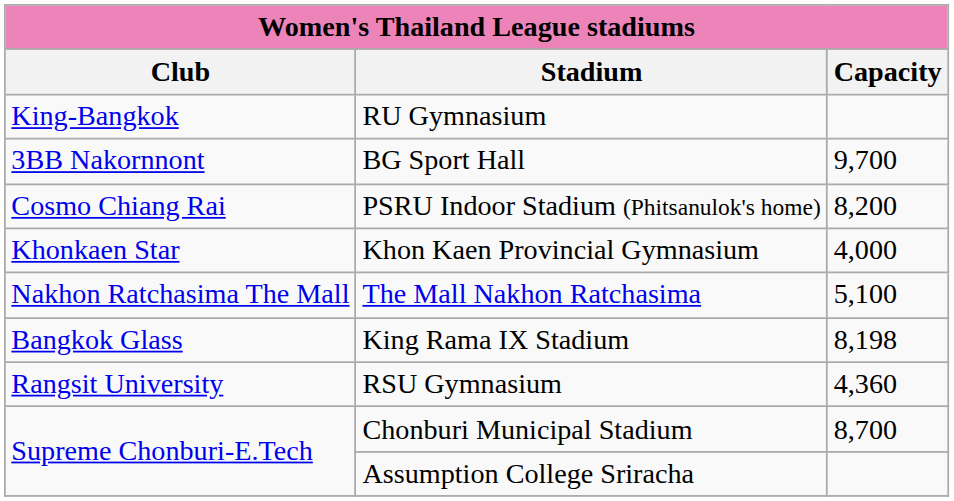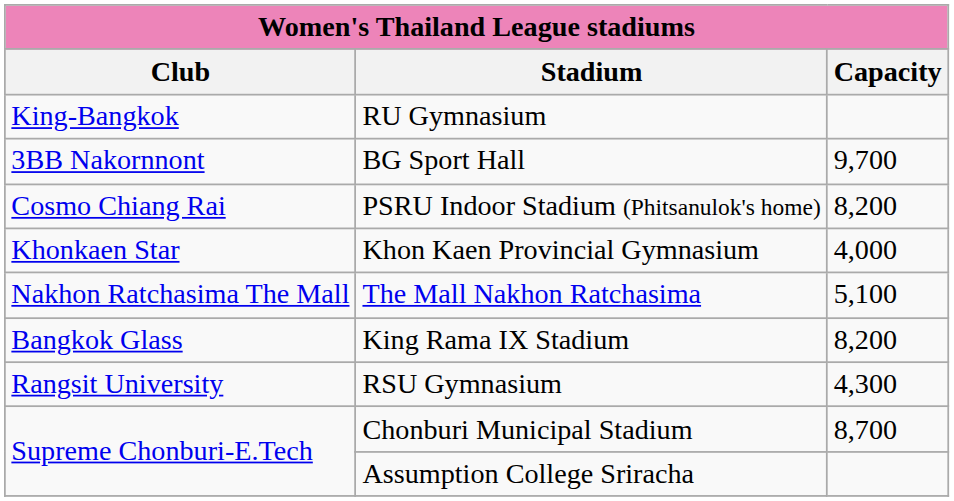(865, 339) 8,198 -> (865, 339) 8,200
(865, 384) 4,360 -> (865, 384) 4,300
